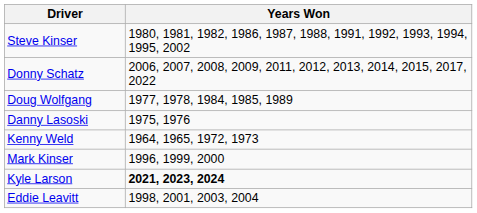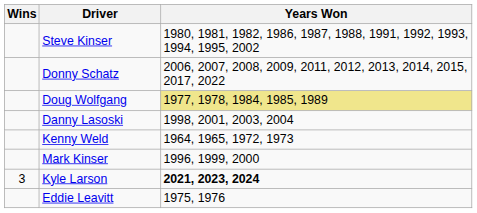+ column: (22, 14)
(211, 100) no background -> (246, 100) khaki background
(159, 120) 1975, 1976 -> (228, 120) 1998, 2001, 2003, 2004
(193, 198) 1998, 2001, 2003, 2004 -> (194, 198) 1975, 1976
